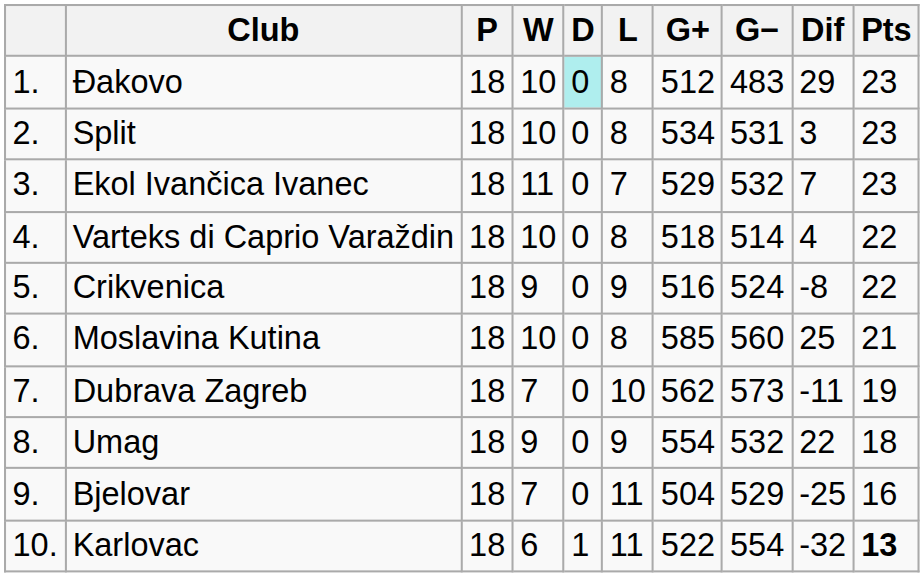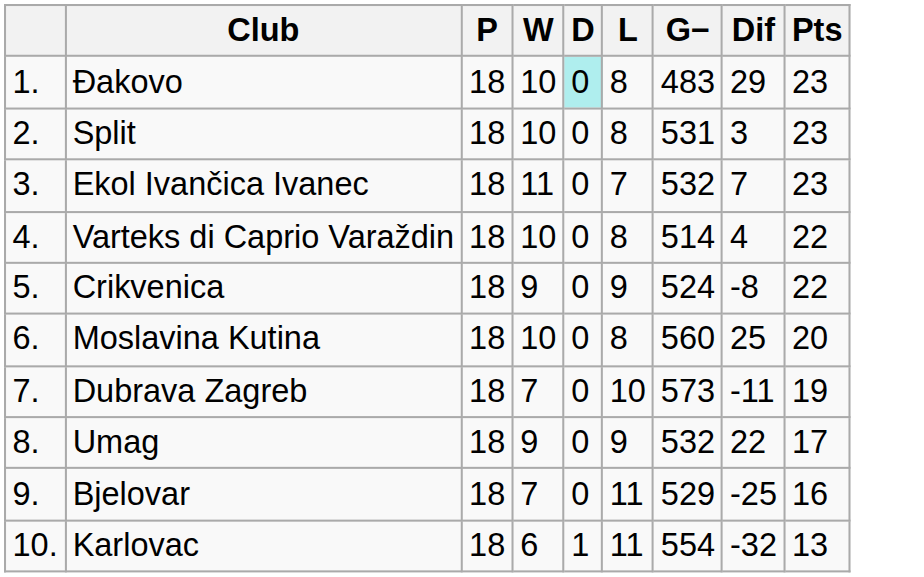- column: (688, 30)
(879, 339) 21 -> (810, 339) 20
(879, 442) 18 -> (810, 442) 17
(879, 545) bold -> (810, 545) normal
